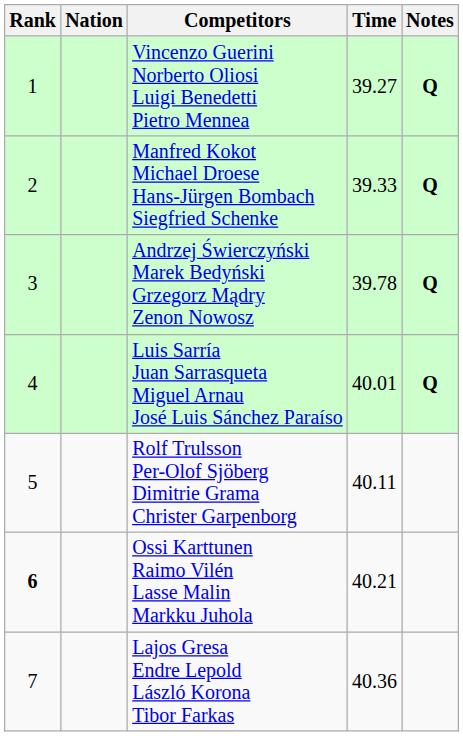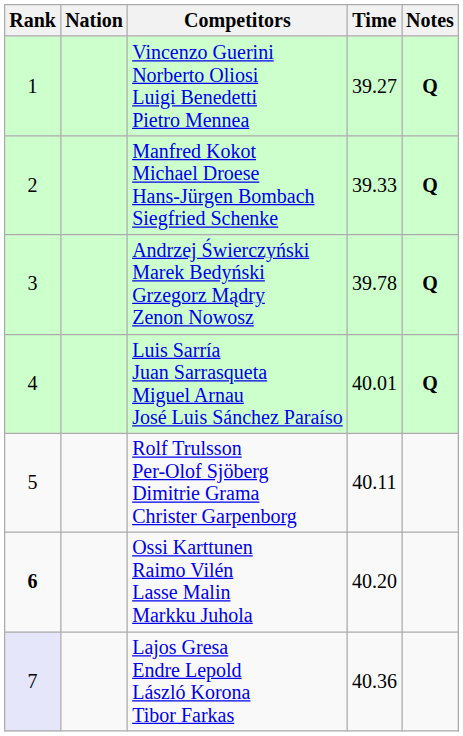(374, 581) 40.21 -> (374, 581) 40.20
(33, 681) no background -> (33, 681) lavender background
